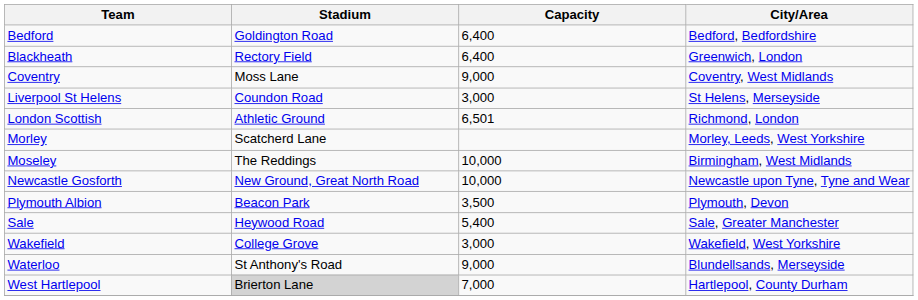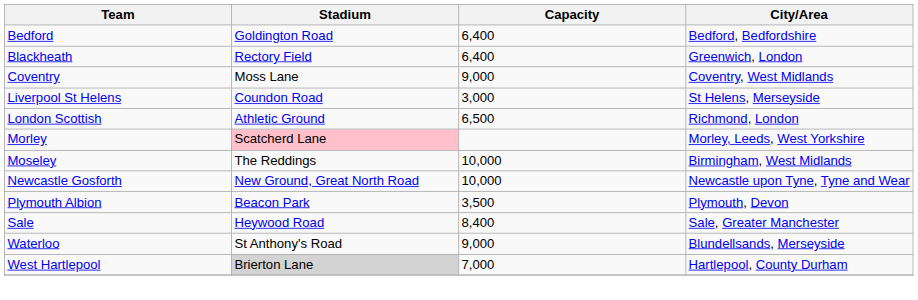(478, 118) 6,501 -> (478, 118) 6,500
(280, 139) no background -> (280, 139) pink background
(478, 222) 5,400 -> (478, 222) 8,400
- row: (36, 243)
